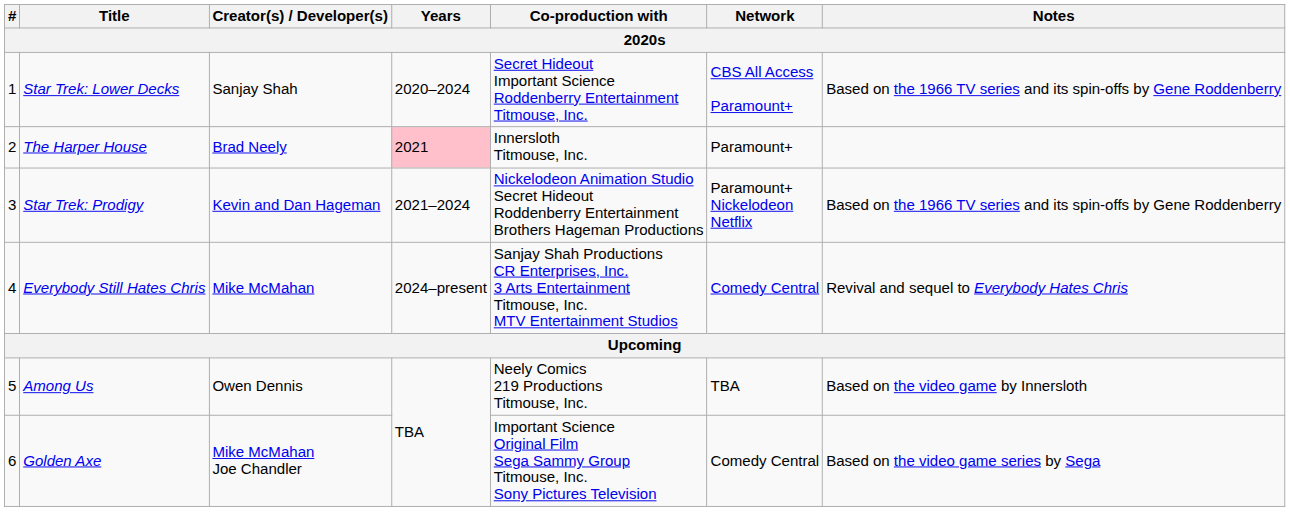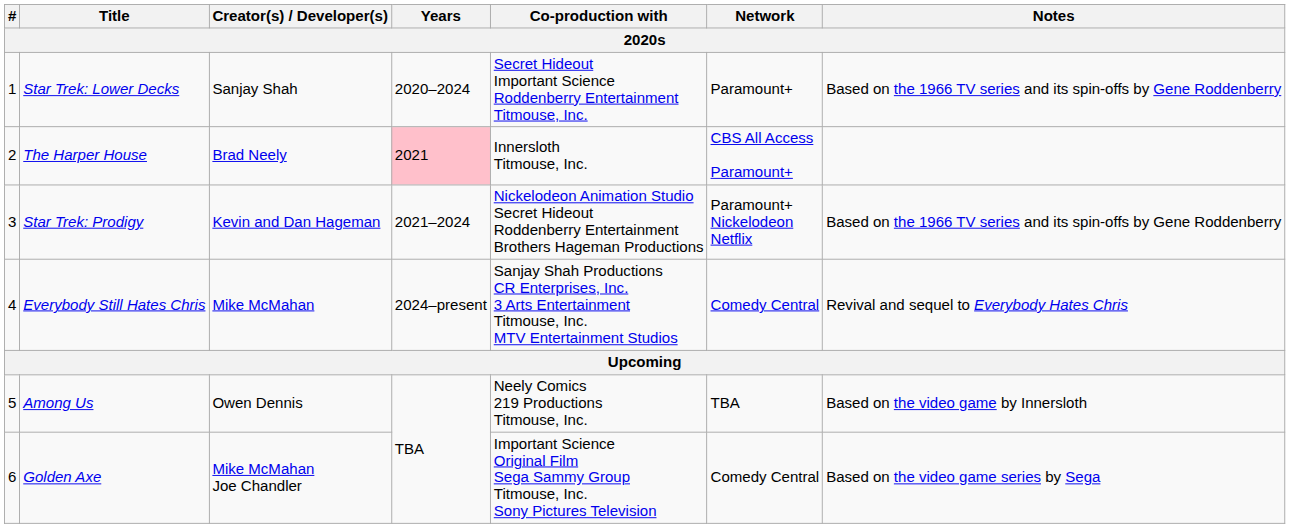(762, 89) CBS All Access Paramount+ -> (752, 89) Paramount+
(752, 147) Paramount+ -> (762, 155) CBS All Access Paramount+
